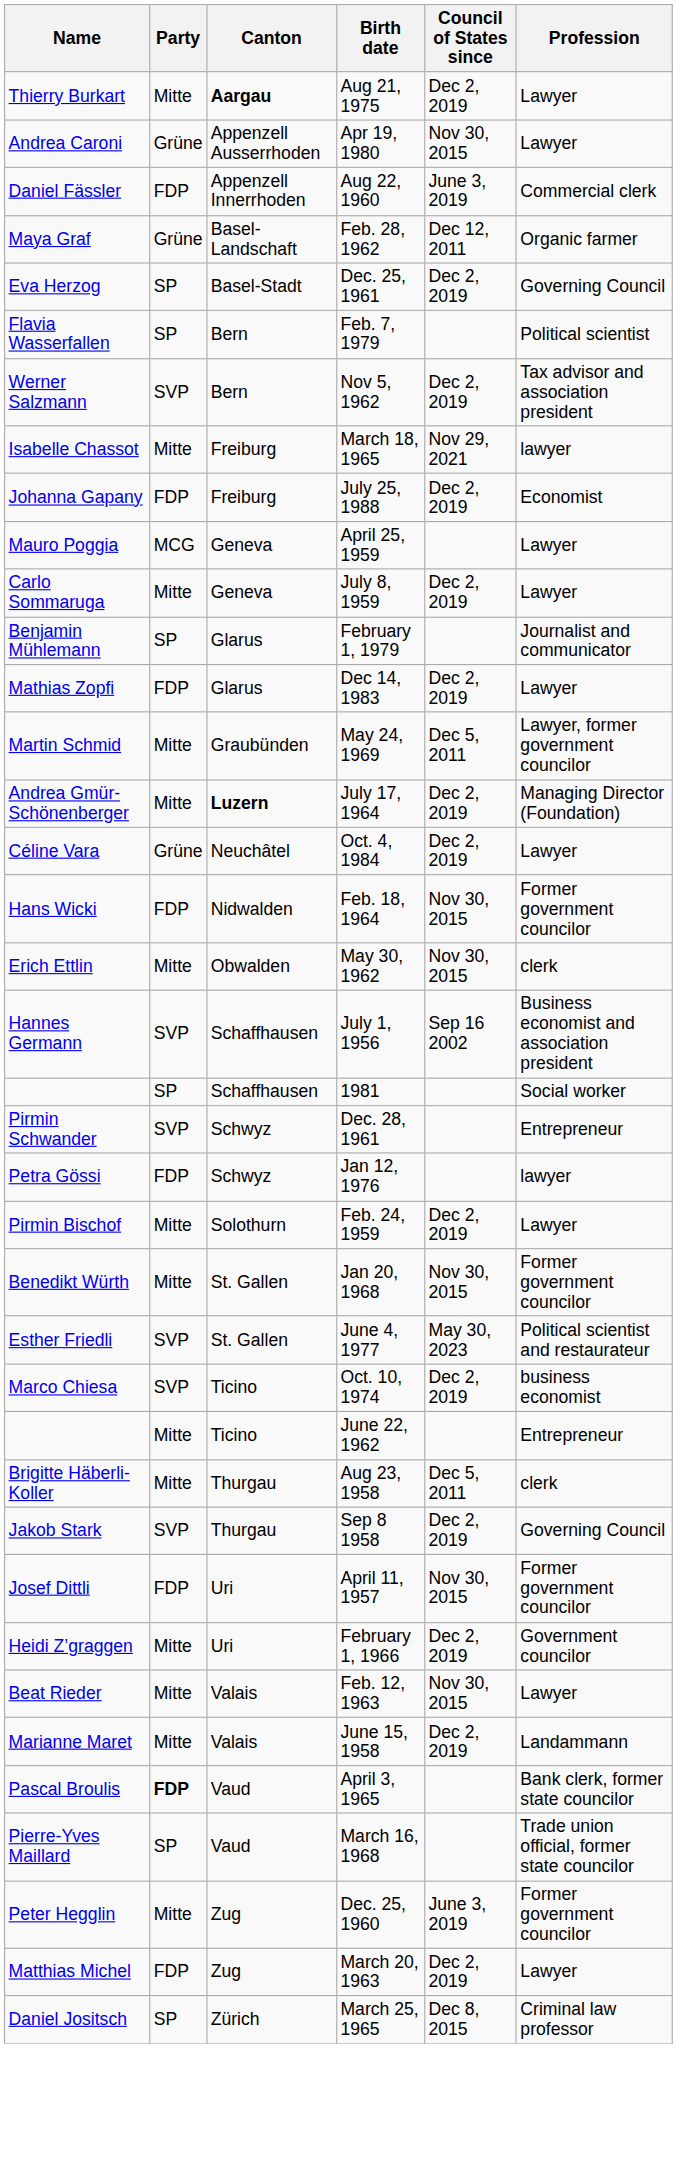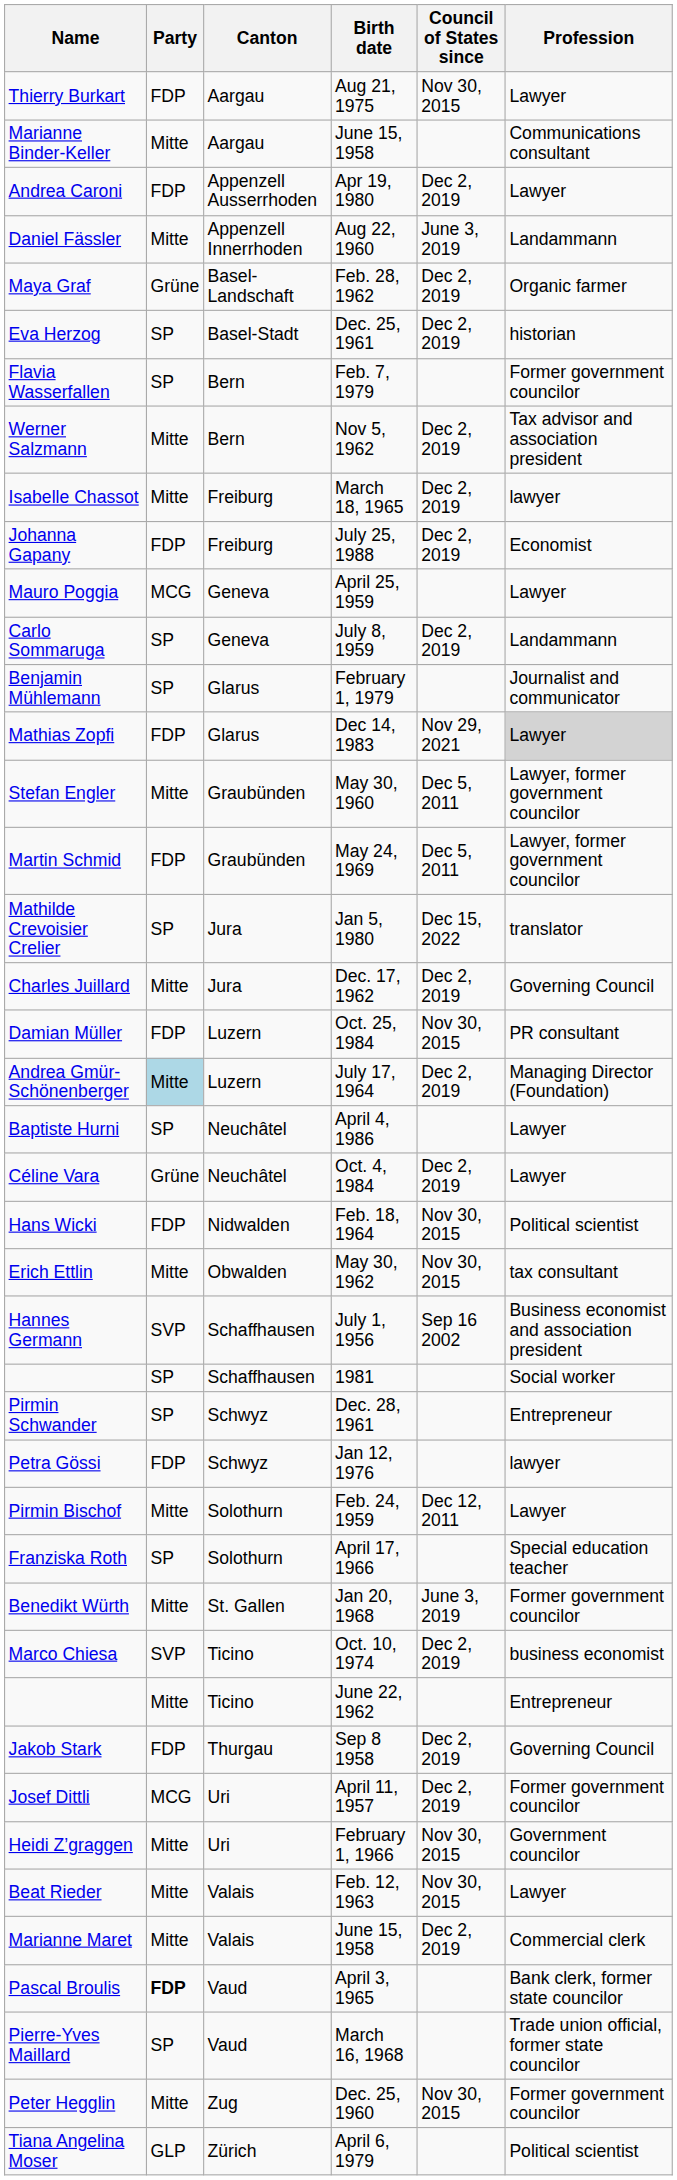(173, 95) Mitte -> (168, 95) FDP
(241, 95) bold -> (236, 95) normal
(454, 95) Dec 2, 2019 -> (452, 95) Nov 30, 2015
+ row: (59, 143)
(178, 143) Grüne -> (168, 191) FDP
(459, 143) Nov 30, 2015 -> (447, 191) Dec 2, 2019
(171, 191) FDP -> (170, 239) Mitte
(588, 191) Commercial clerk -> (563, 239) Landammann
(459, 239) Dec 12, 2011 -> (447, 286) Dec 2, 2019
(593, 286) Governing Council -> (543, 334) historian
(585, 334) Political scientist -> (587, 382) Former government councilor
(171, 392) SVP -> (170, 439) Mitte
(459, 449) Nov 29, 2021 -> (447, 497) Dec 2, 2019
(173, 592) Mitte -> (162, 640) SP
(549, 592) Lawyer -> (563, 640) Landammann
(454, 688) Dec 2, 2019 -> (452, 735) Nov 29, 2021
(549, 688) no background -> (538, 735) lightgrey background
+ row: (62, 793)
(173, 745) Mitte -> (168, 861) FDP
+ row: (48, 928)
+ row: (69, 986)
+ row: (65, 1033)
(173, 803) no background -> (170, 1081) lightblue background
(240, 803) bold -> (234, 1081) normal
+ row: (64, 1129)
(567, 908) Former government councilor -> (574, 1224) Political scientist
(539, 966) clerk -> (564, 1272) tax consultant
(171, 1129) SVP -> (162, 1415) SP
(454, 1224) Dec 2, 2019 -> (452, 1511) Dec 12, 2011
+ row: (68, 1558)
(459, 1282) Nov 30, 2015 -> (450, 1606) June 3, 2019
- row: (60, 1339)
- row: (69, 1483)
(171, 1530) SVP -> (168, 1749) FDP
(171, 1588) FDP -> (171, 1797) MCG
(459, 1588) Nov 30, 2015 -> (447, 1797) Dec 2, 2019
(454, 1646) Dec 2, 2019 -> (452, 1845) Nov 30, 2015
(574, 1741) Landammann -> (577, 1940) Commercial clerk
(457, 1914) June 3, 2019 -> (452, 2103) Nov 30, 2015
- row: (70, 1971)
- row: (68, 2019)
+ row: (67, 2151)
